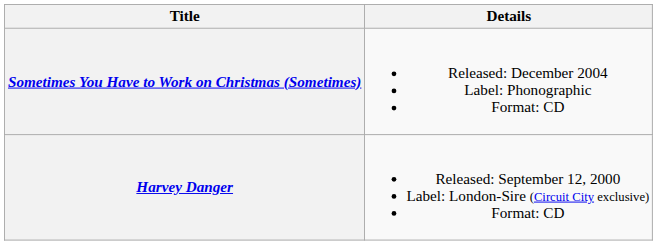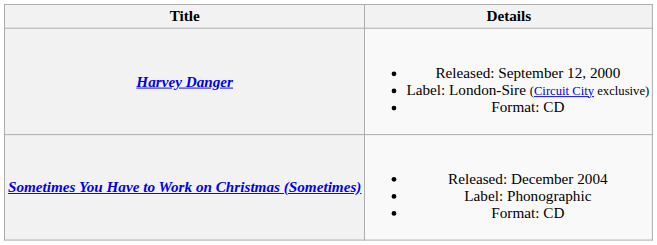rows swapped: (185, 187) <-> (185, 81)
